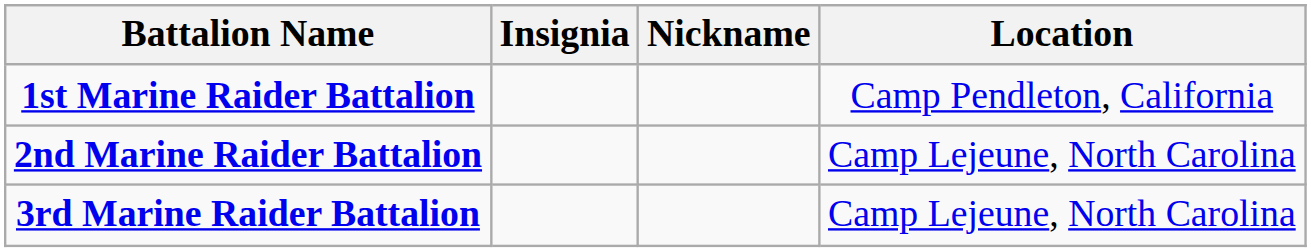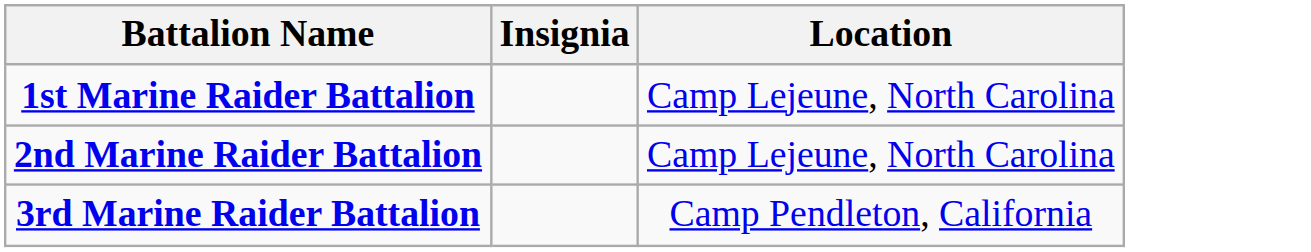- column: (729, 34)
(1062, 94) Camp Pendleton, California -> (881, 94) Camp Lejeune, North Carolina
(1062, 214) Camp Lejeune, North Carolina -> (881, 214) Camp Pendleton, California
